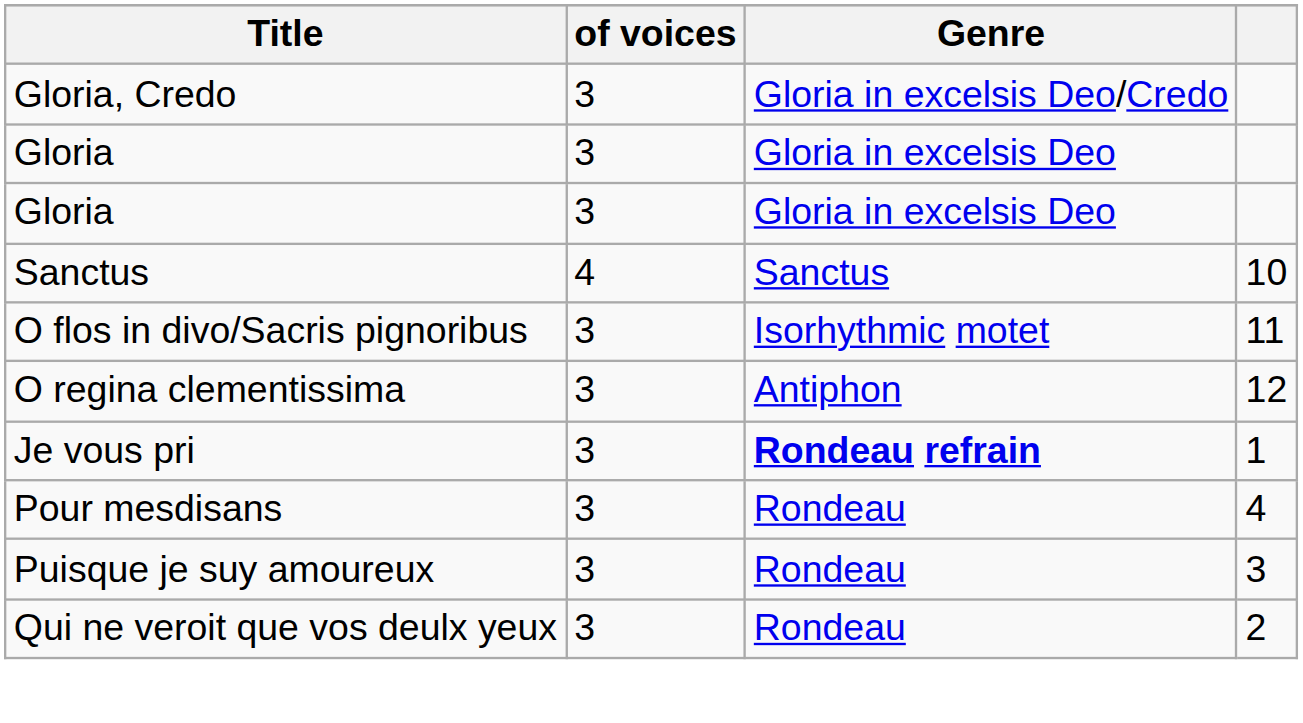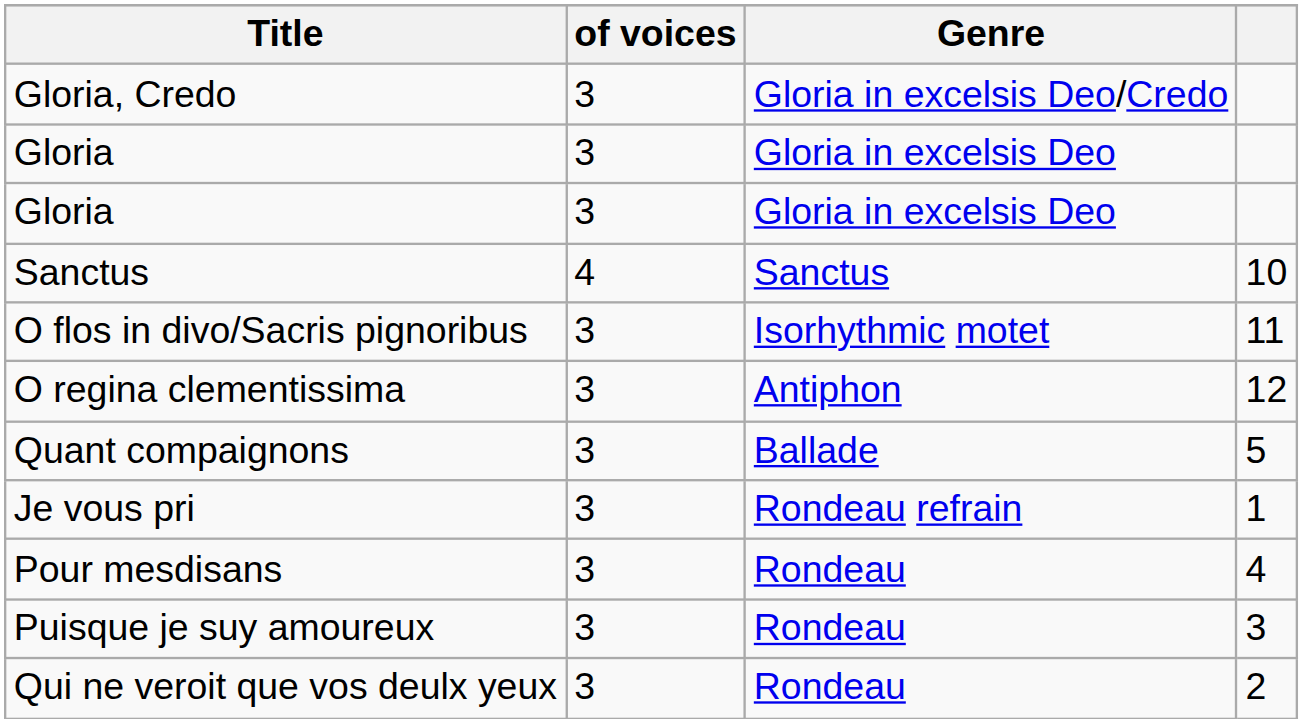+ row: (181, 449)
(897, 449) bold -> (888, 509) normal
